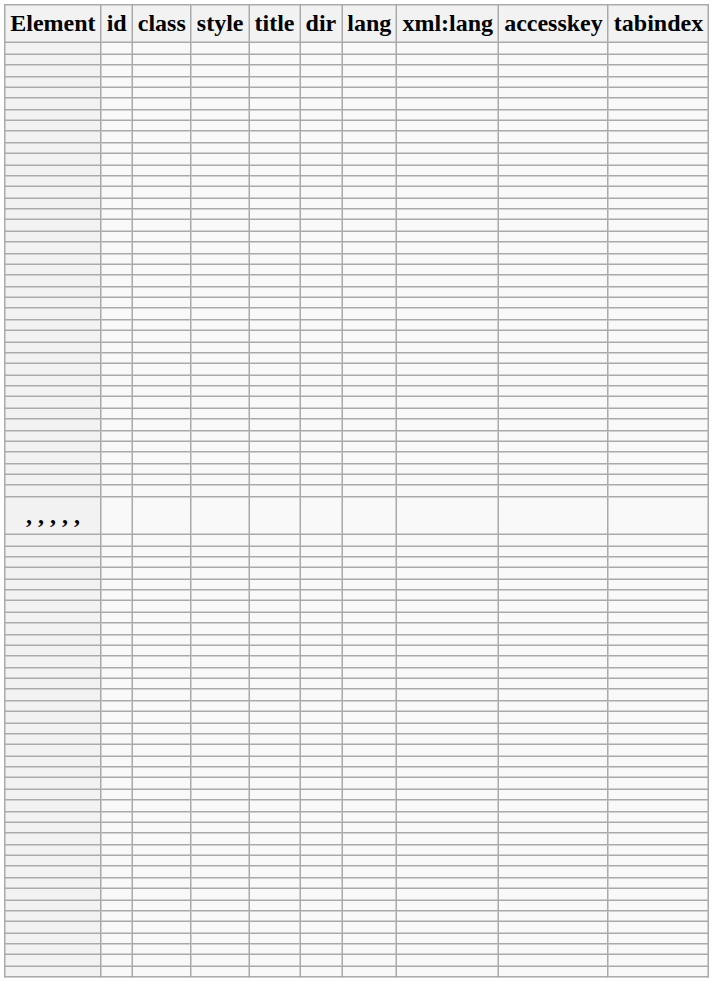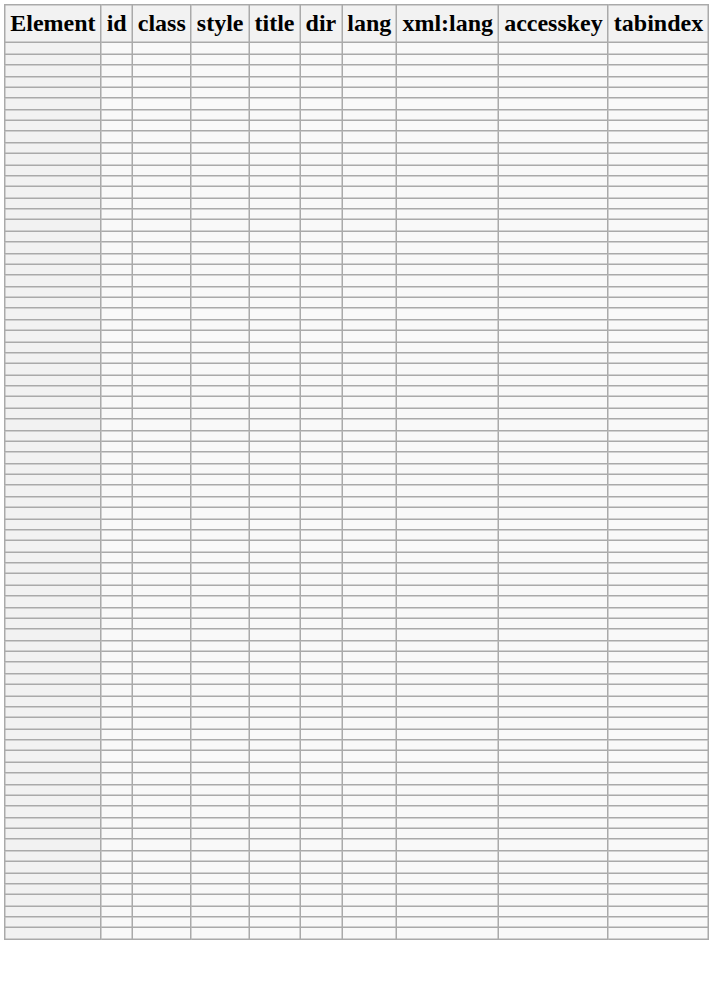- row: (53, 515)
